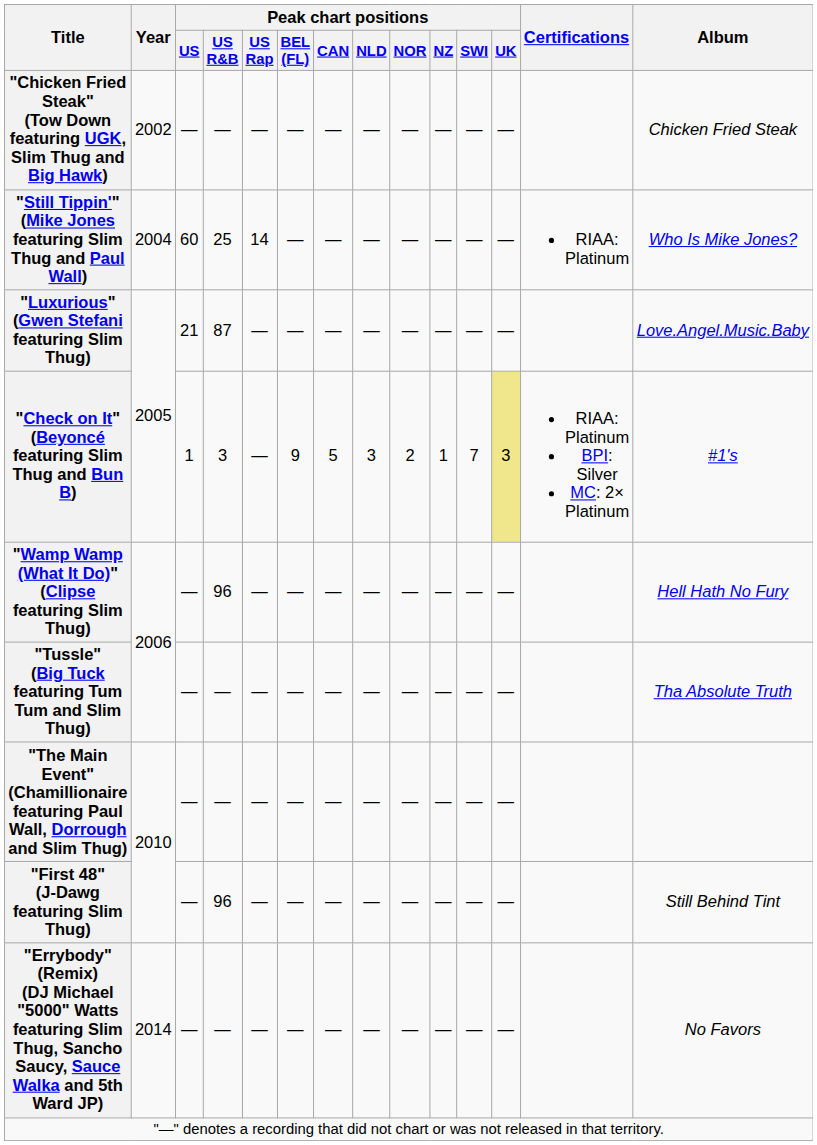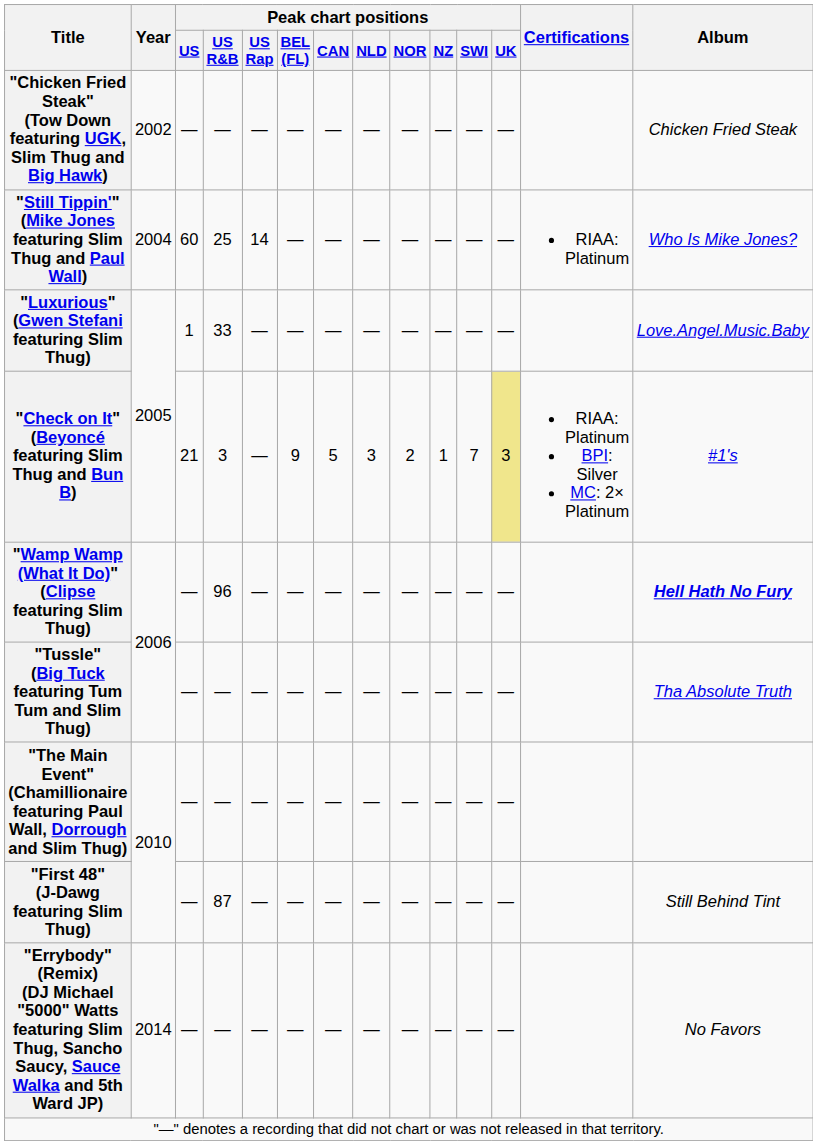(189, 330) 21 -> (189, 330) 1
(222, 330) 87 -> (222, 330) 33
(189, 456) 1 -> (189, 456) 21
(723, 591) normal -> (723, 591) bold
(222, 902) 96 -> (222, 902) 87
